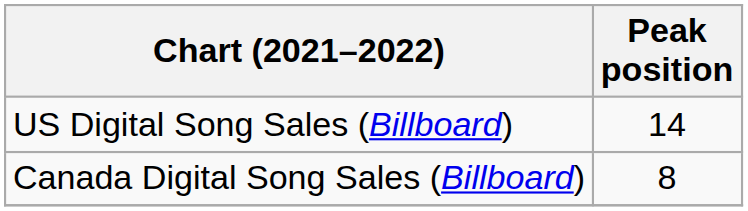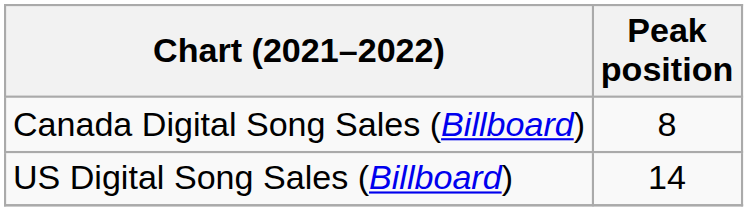rows swapped: (299, 177) <-> (263, 123)
